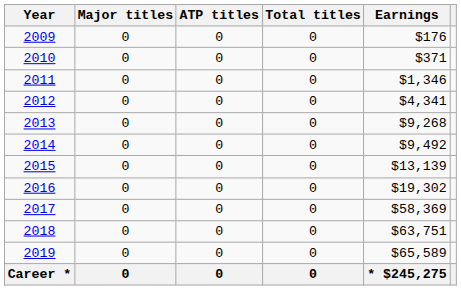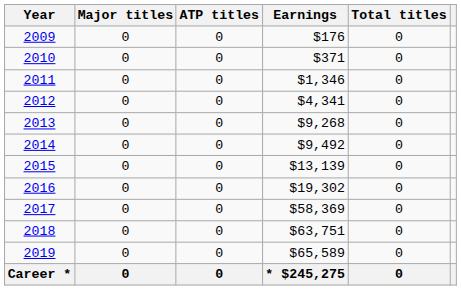columns swapped: (313, 15) <-> (407, 15)
